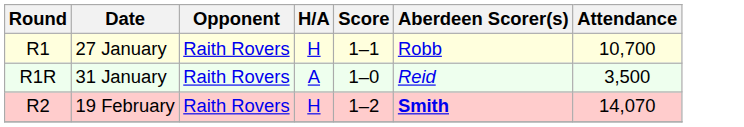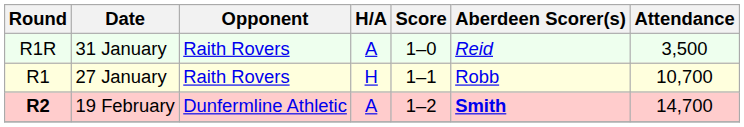rows swapped: (121, 48) <-> (121, 77)
(38, 106) normal -> (38, 106) bold
(236, 106) Raith Rovers -> (265, 106) Dunfermline Athletic
(314, 106) H -> (371, 106) A
(627, 106) 14,070 -> (685, 106) 14,700
